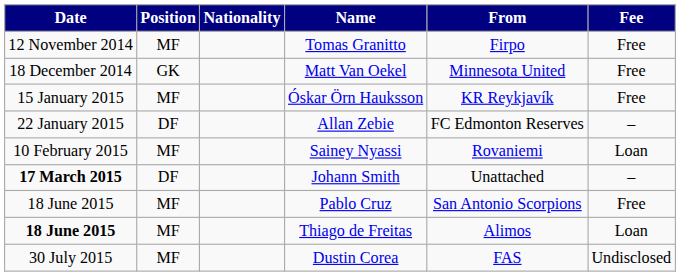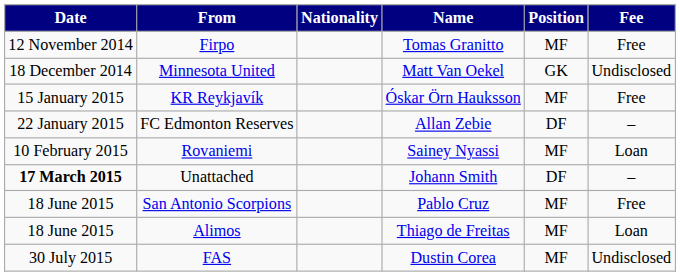columns swapped: (168, 18) <-> (507, 18)
(631, 71) Free -> (631, 71) Undisclosed
(71, 230) bold -> (71, 230) normal
